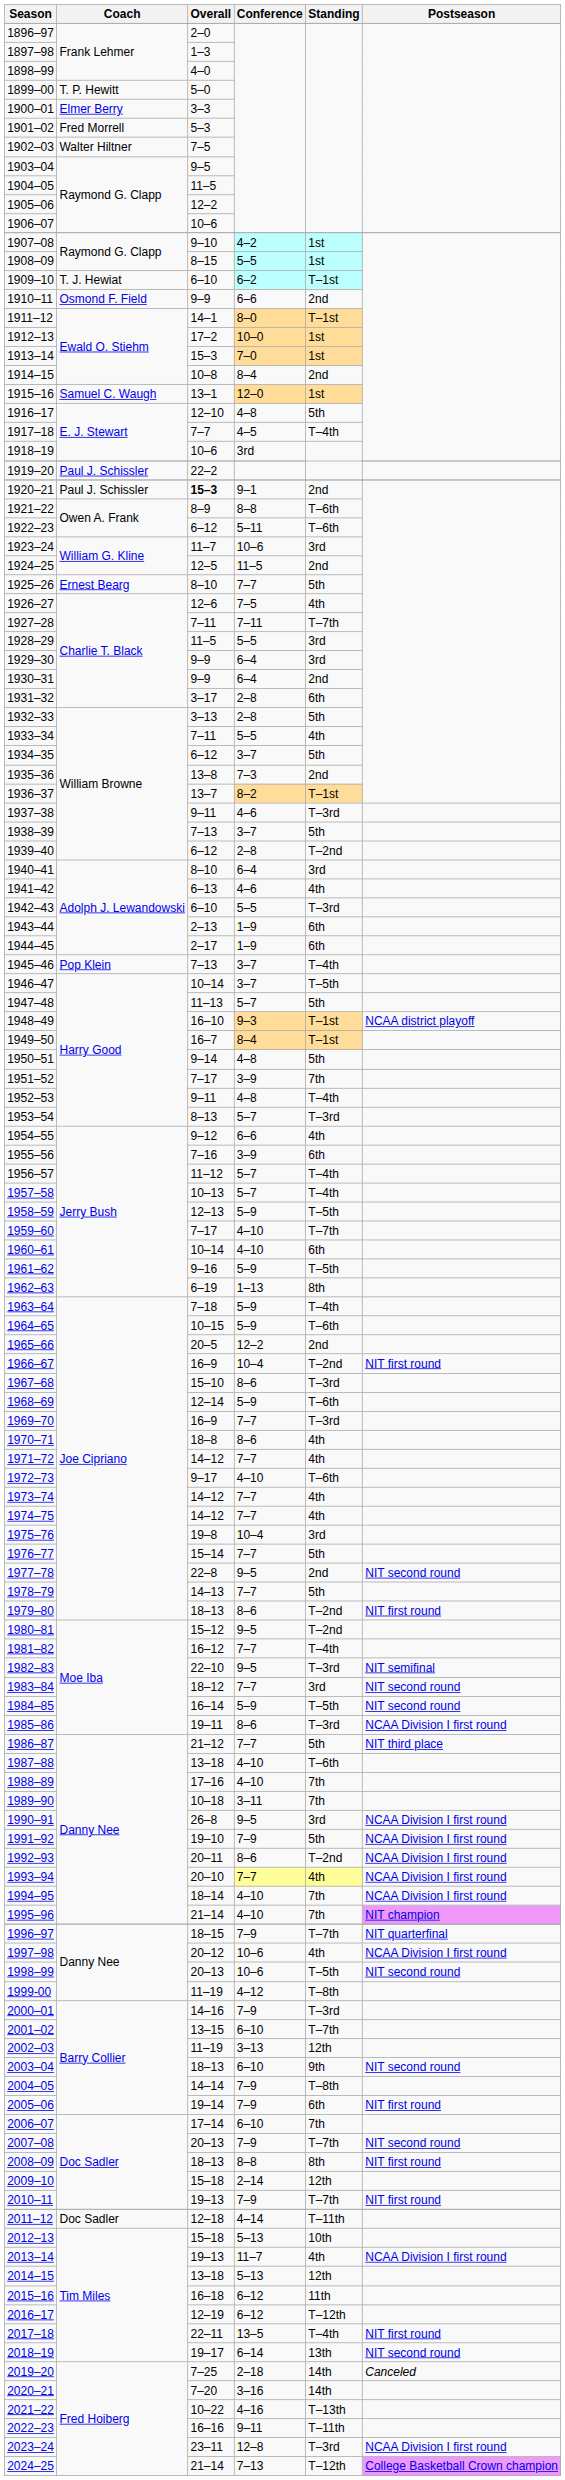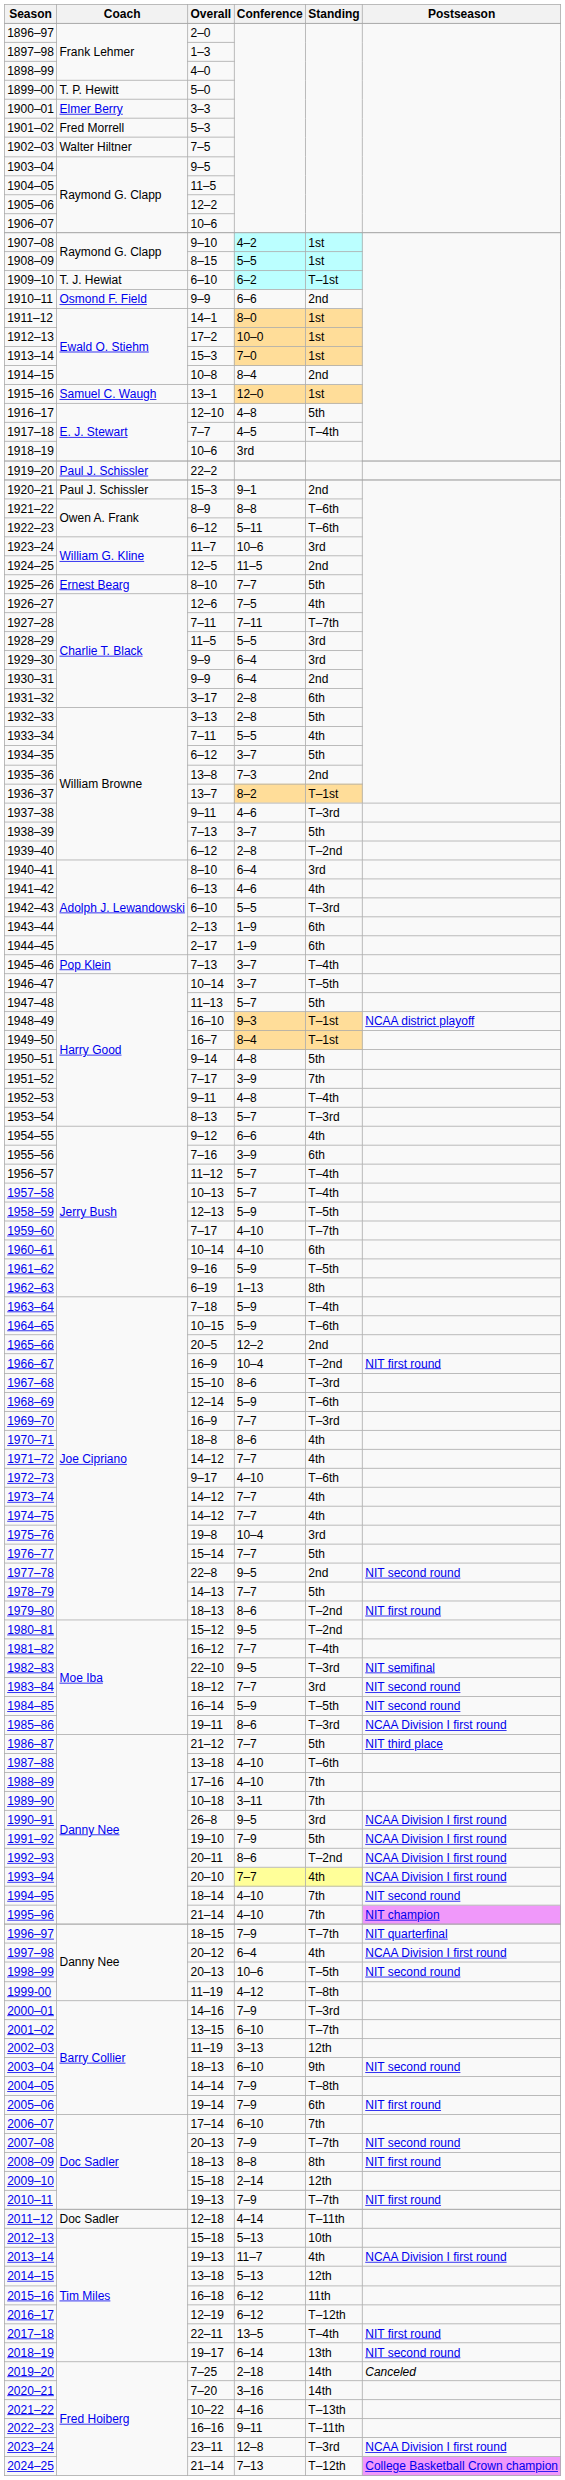(323, 318) T–1st -> (316, 318) 1st
(204, 489) bold -> (204, 489) normal
(436, 1896) NCAA Division I first round -> (413, 1896) NIT second round
(250, 1953) 10–6 -> (247, 1953) 6–4
